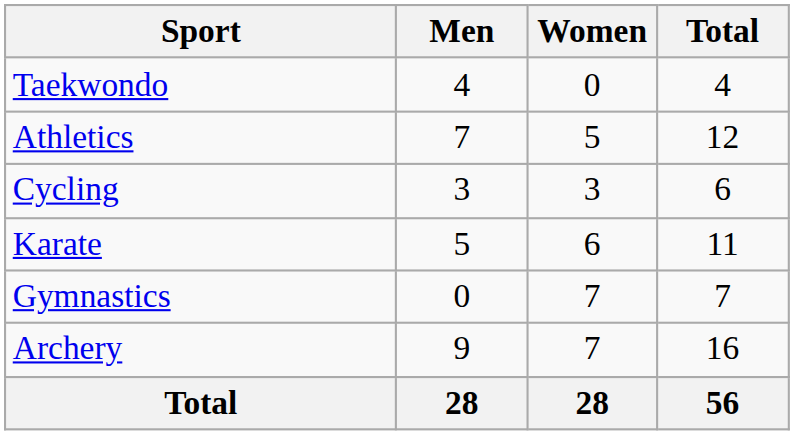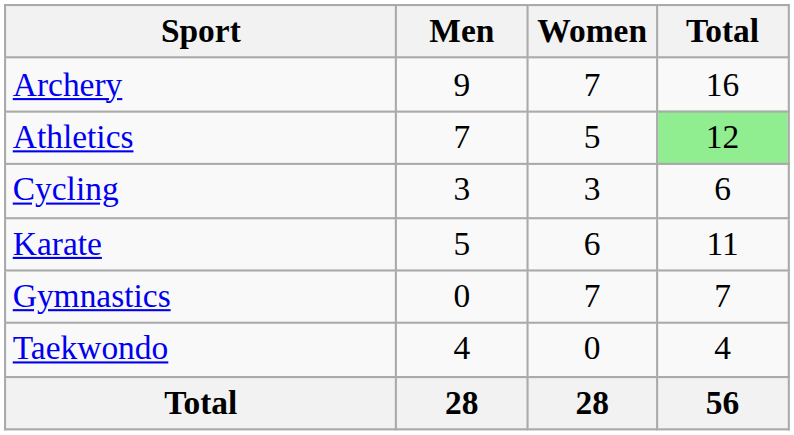rows swapped: (68, 349) <-> (91, 84)
(723, 137) no background -> (723, 137) lightgreen background
